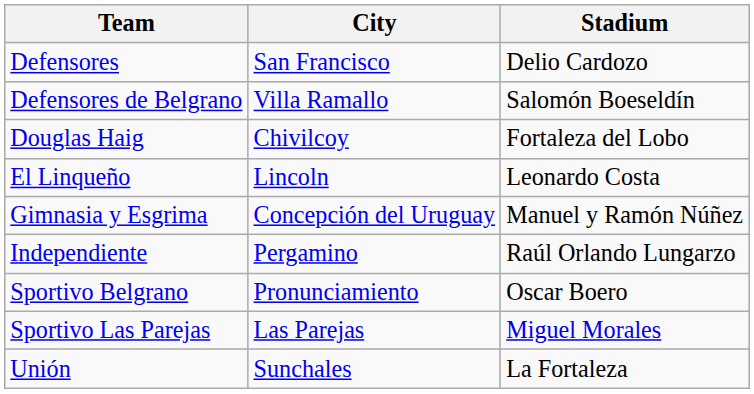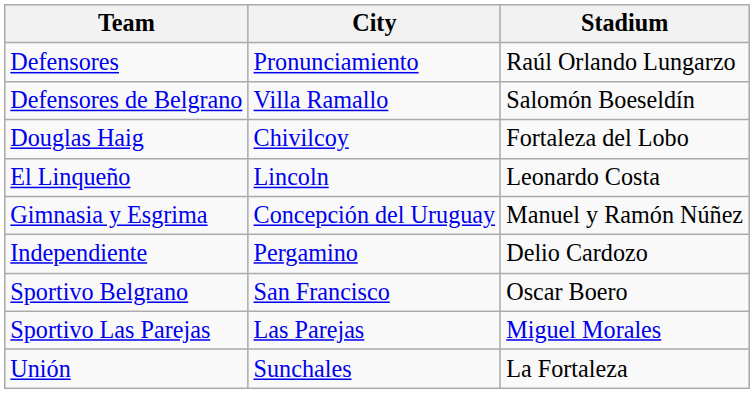(322, 61) San Francisco -> (336, 61) Pronunciamiento
(577, 61) Delio Cardozo -> (621, 61) Raúl Orlando Lungarzo
(621, 253) Raúl Orlando Lungarzo -> (577, 253) Delio Cardozo
(336, 291) Pronunciamiento -> (322, 291) San Francisco
